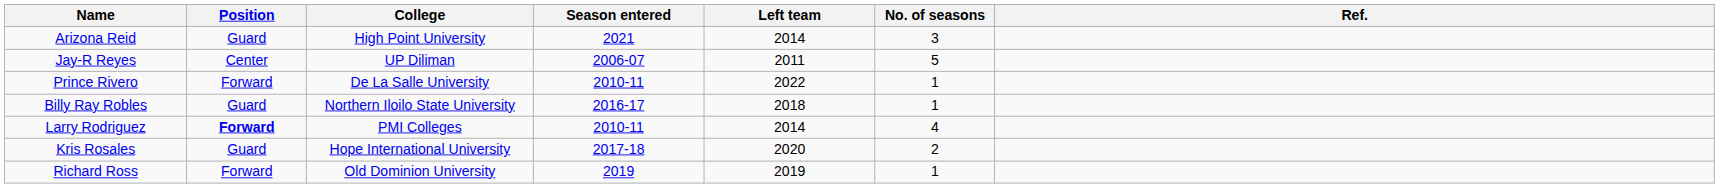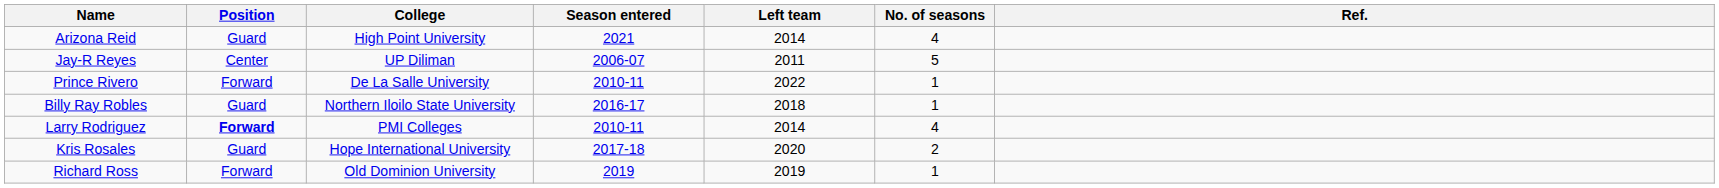(935, 37) 3 -> (935, 37) 4
